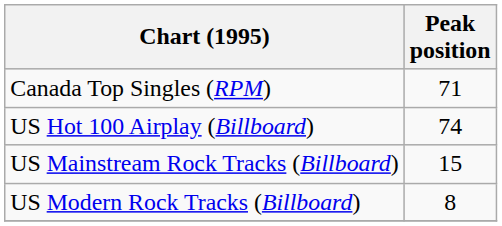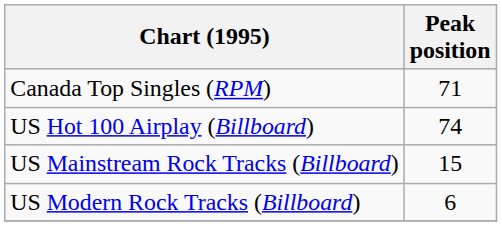(450, 201) 8 -> (450, 201) 6
